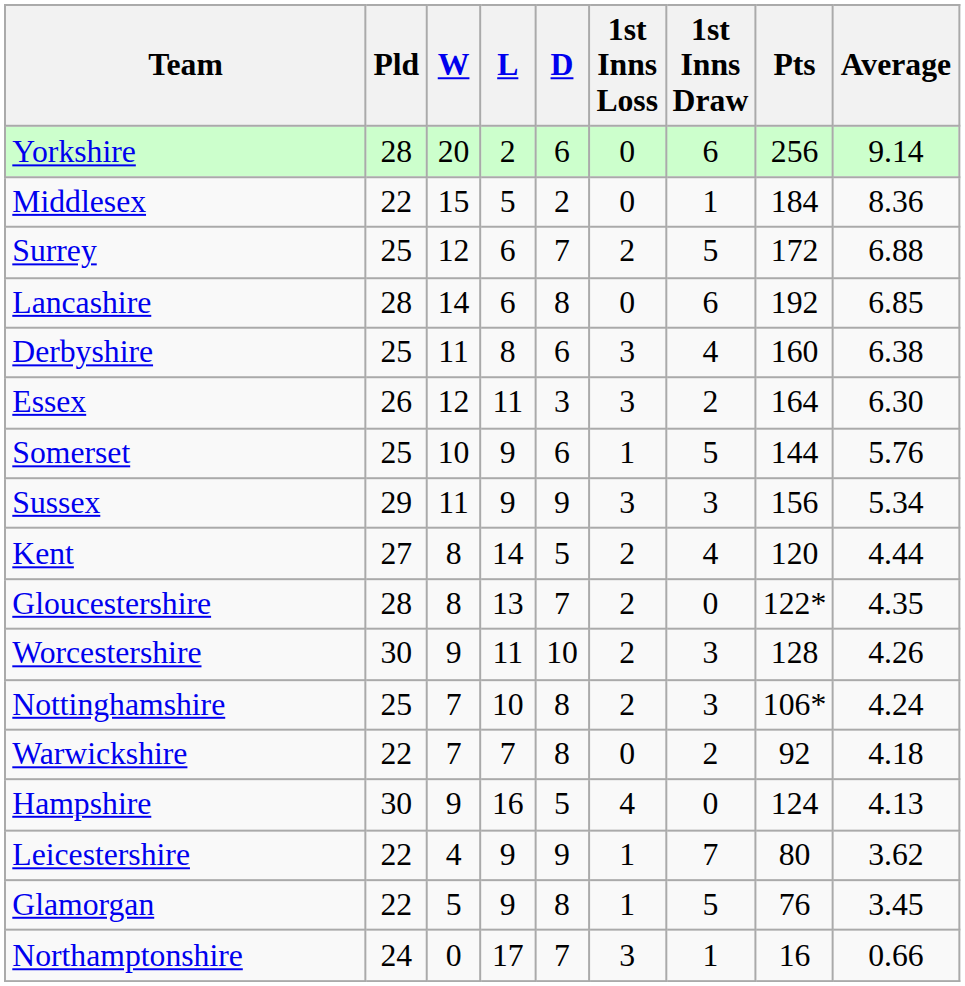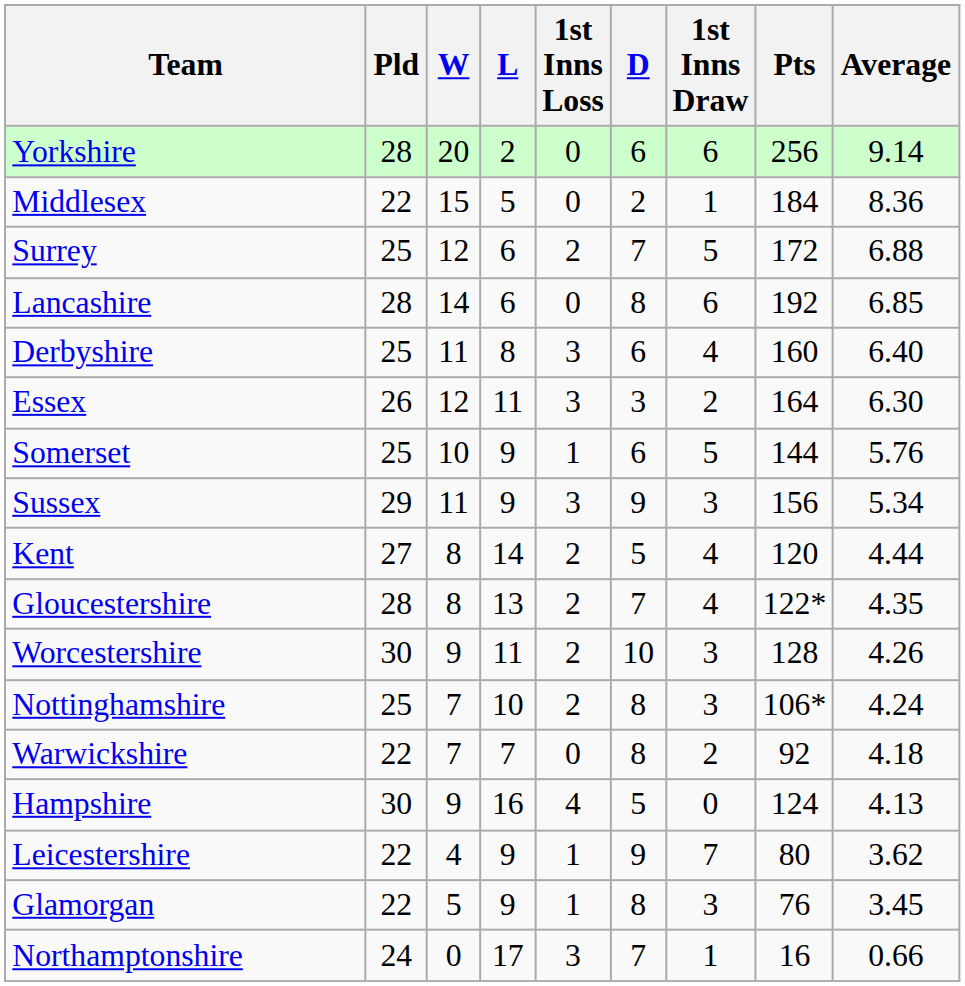columns swapped: (562, 65) <-> (627, 65)
(896, 352) 6.38 -> (896, 352) 6.40
(710, 603) 0 -> (710, 603) 4
(710, 904) 5 -> (710, 904) 3
